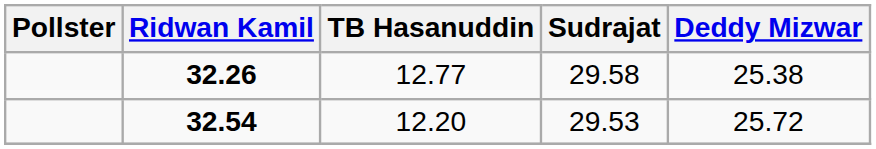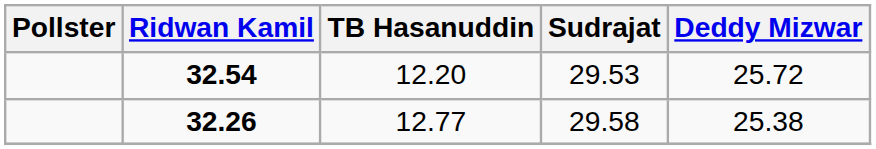rows swapped: (221, 121) <-> (221, 75)
